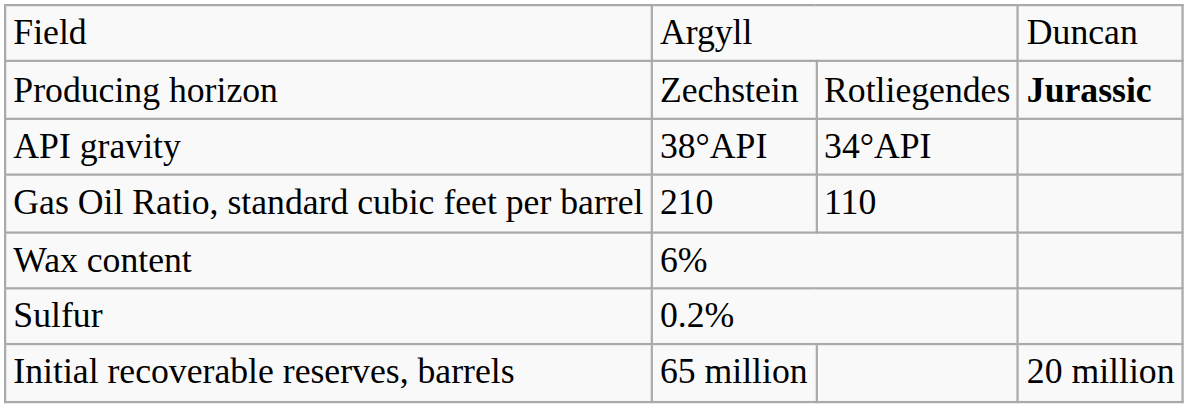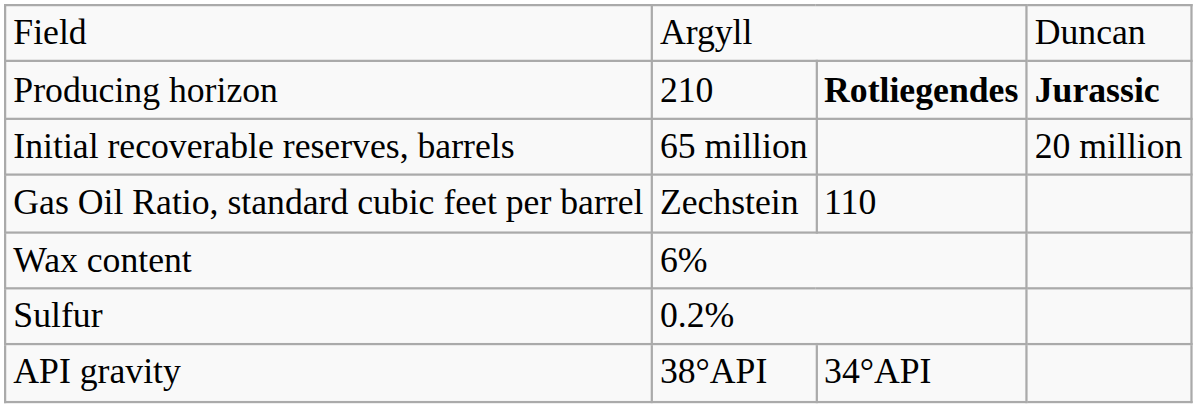(729, 89) Zechstein -> (687, 89) 210
(917, 89) normal -> (921, 89) bold
rows swapped: (97, 145) <-> (264, 372)
(687, 202) 210 -> (729, 202) Zechstein
